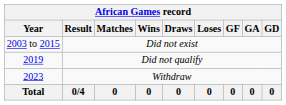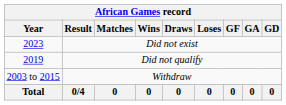(33, 44) 2003 to 2015 -> (33, 44) 2023
(33, 76) 2023 -> (33, 76) 2003 to 2015
